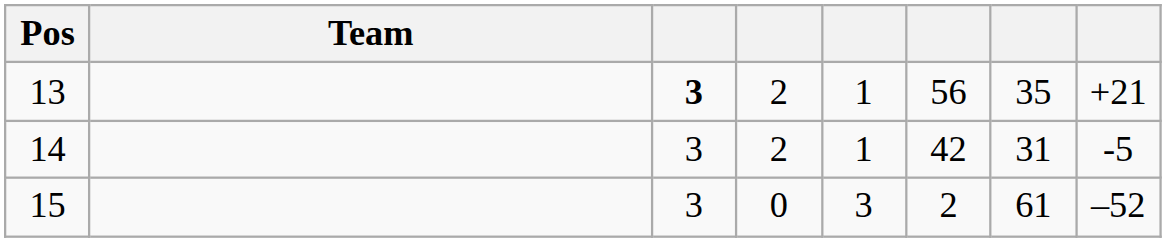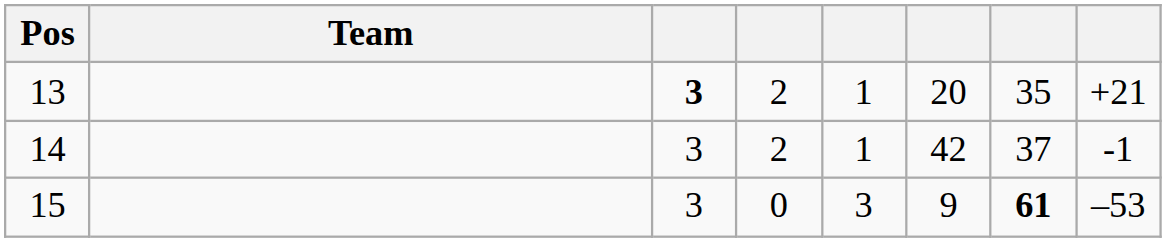(948, 90) 56 -> (948, 90) 20
(1033, 148) 31 -> (1033, 148) 37
(1118, 148) -5 -> (1118, 148) -1
(948, 206) 2 -> (948, 206) 9
(1033, 206) normal -> (1033, 206) bold
(1118, 206) –52 -> (1118, 206) –53
